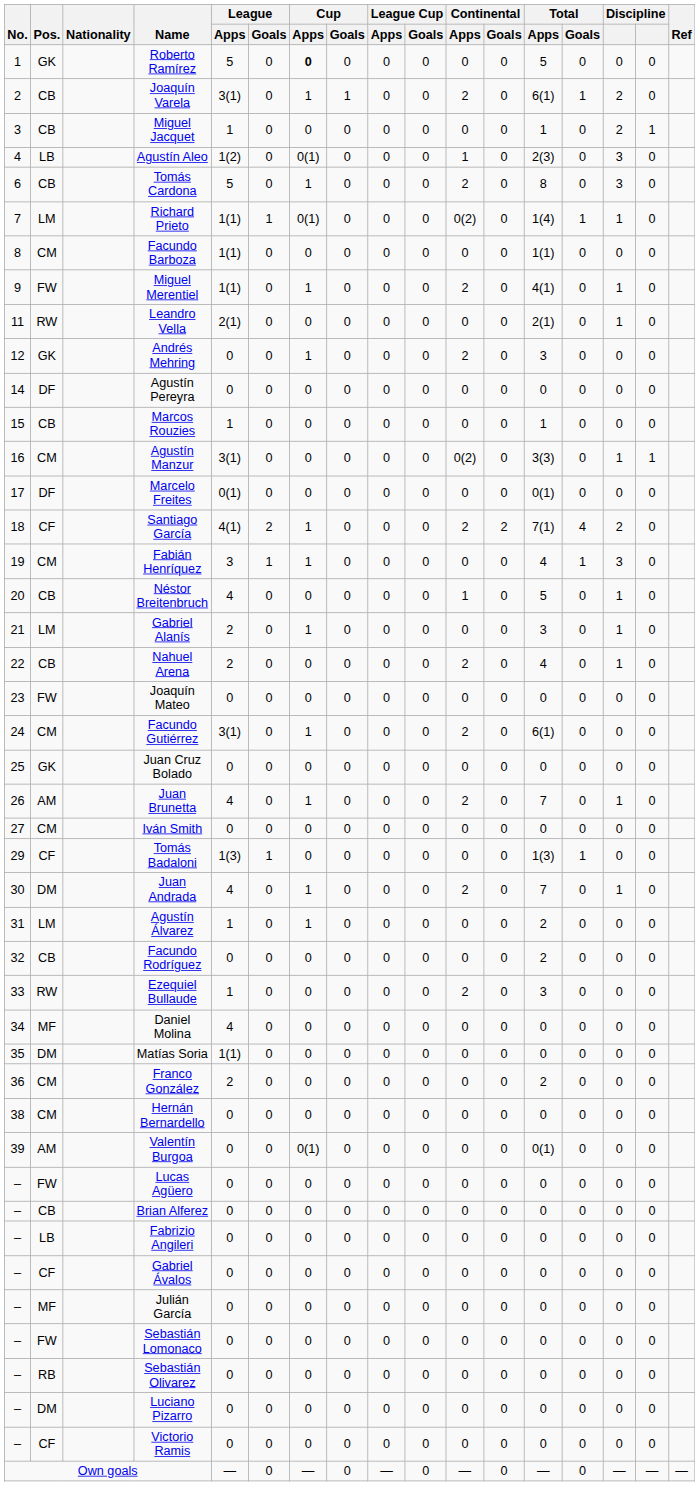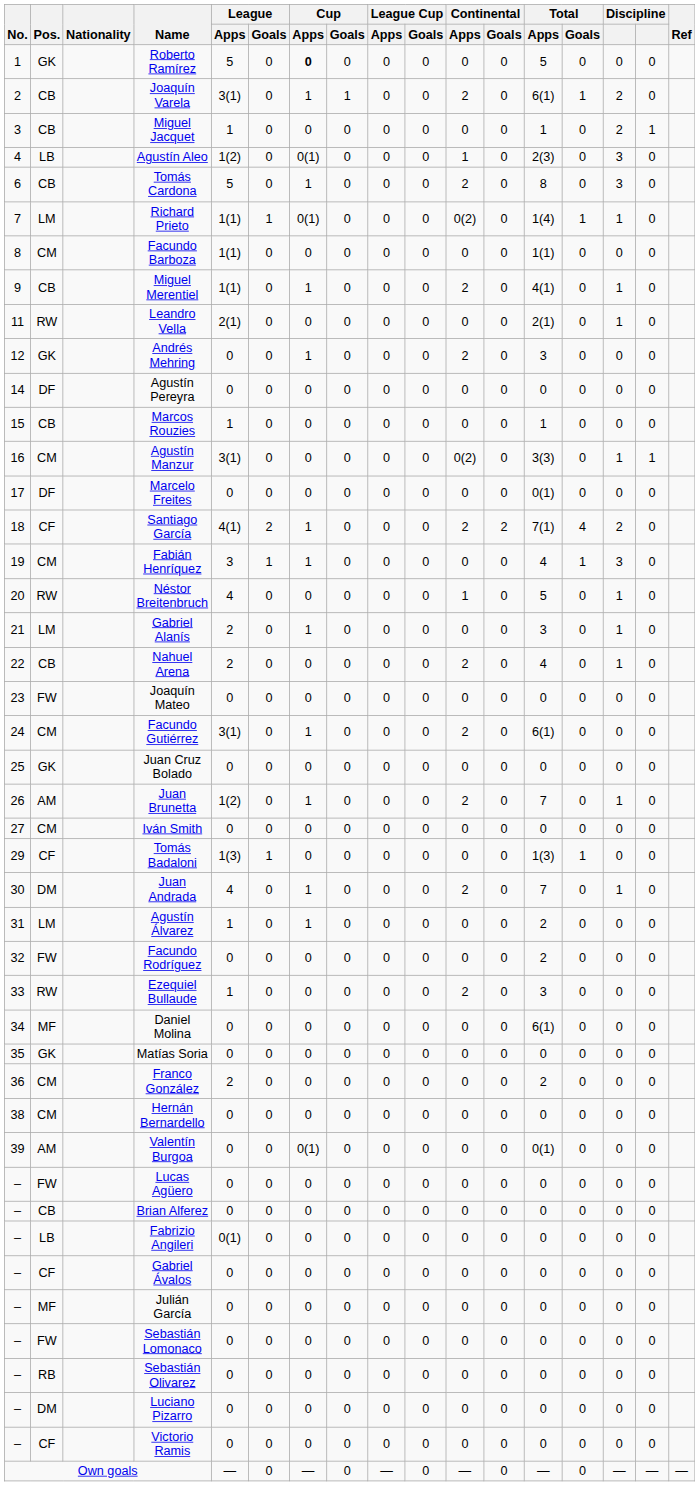(47, 287) FW -> (47, 287) CB
(230, 492) 0(1) -> (230, 492) 0
(47, 595) CB -> (47, 595) RW
(230, 801) 4 -> (230, 801) 1(2)
(47, 958) CB -> (47, 958) FW
(230, 1027) 4 -> (230, 1027) 0
(543, 1027) 0 -> (543, 1027) 6(1)
(47, 1054) DM -> (47, 1054) GK
(230, 1054) 1(1) -> (230, 1054) 0
(230, 1238) 0 -> (230, 1238) 0(1)
